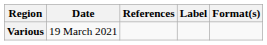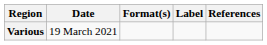columns swapped: (236, 13) <-> (149, 13)
